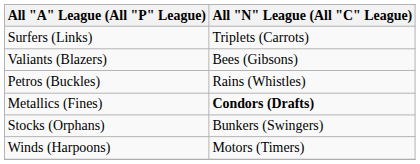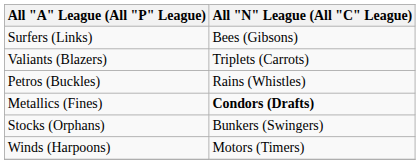(261, 37) Triplets (Carrots) -> (255, 37) Bees (Gibsons)
(255, 59) Bees (Gibsons) -> (261, 59) Triplets (Carrots)
